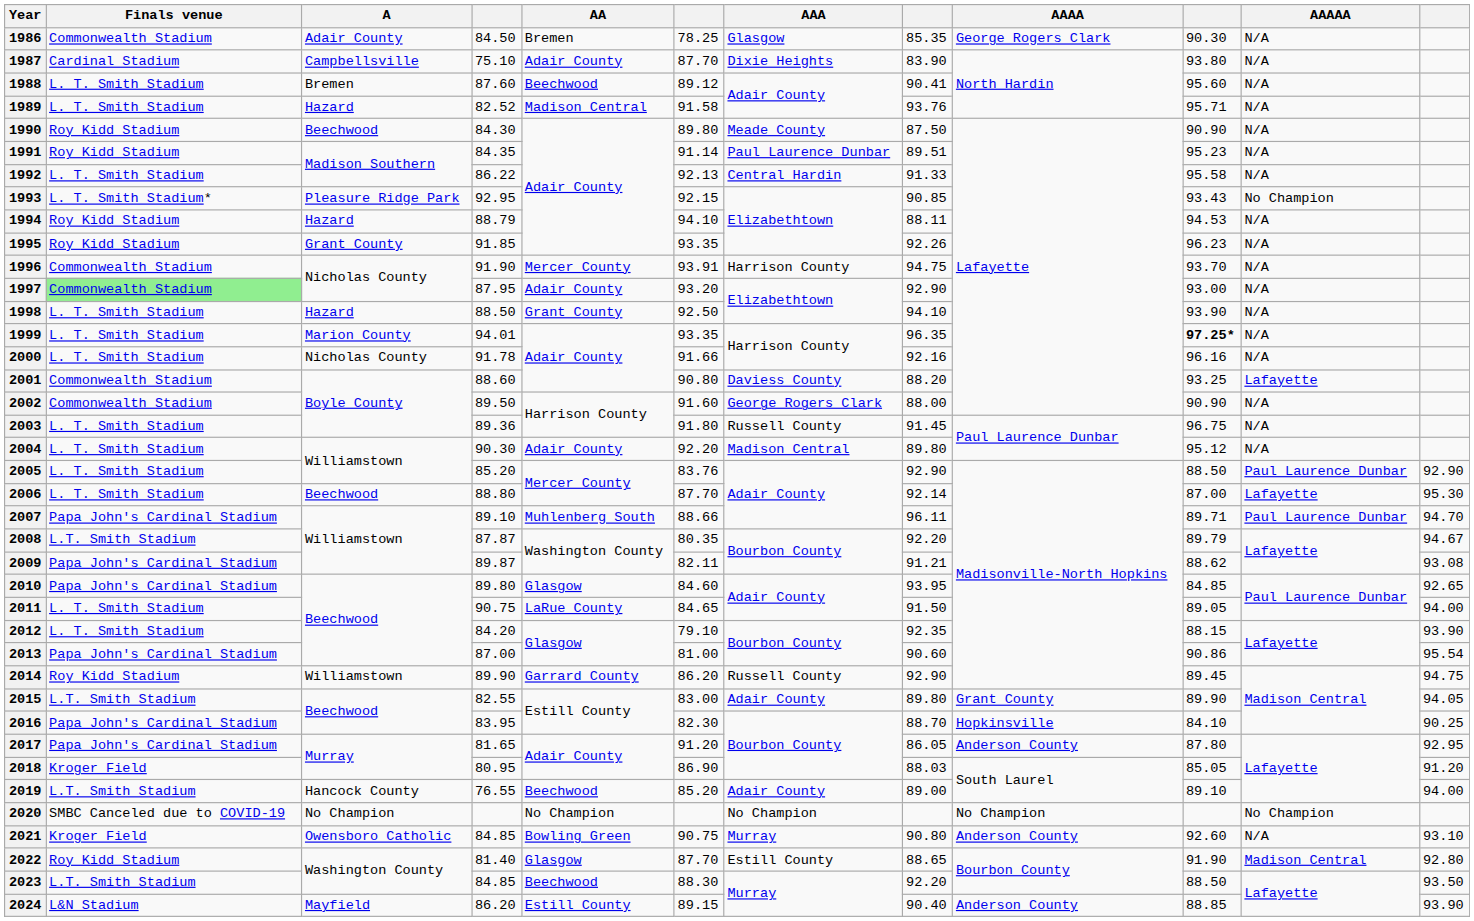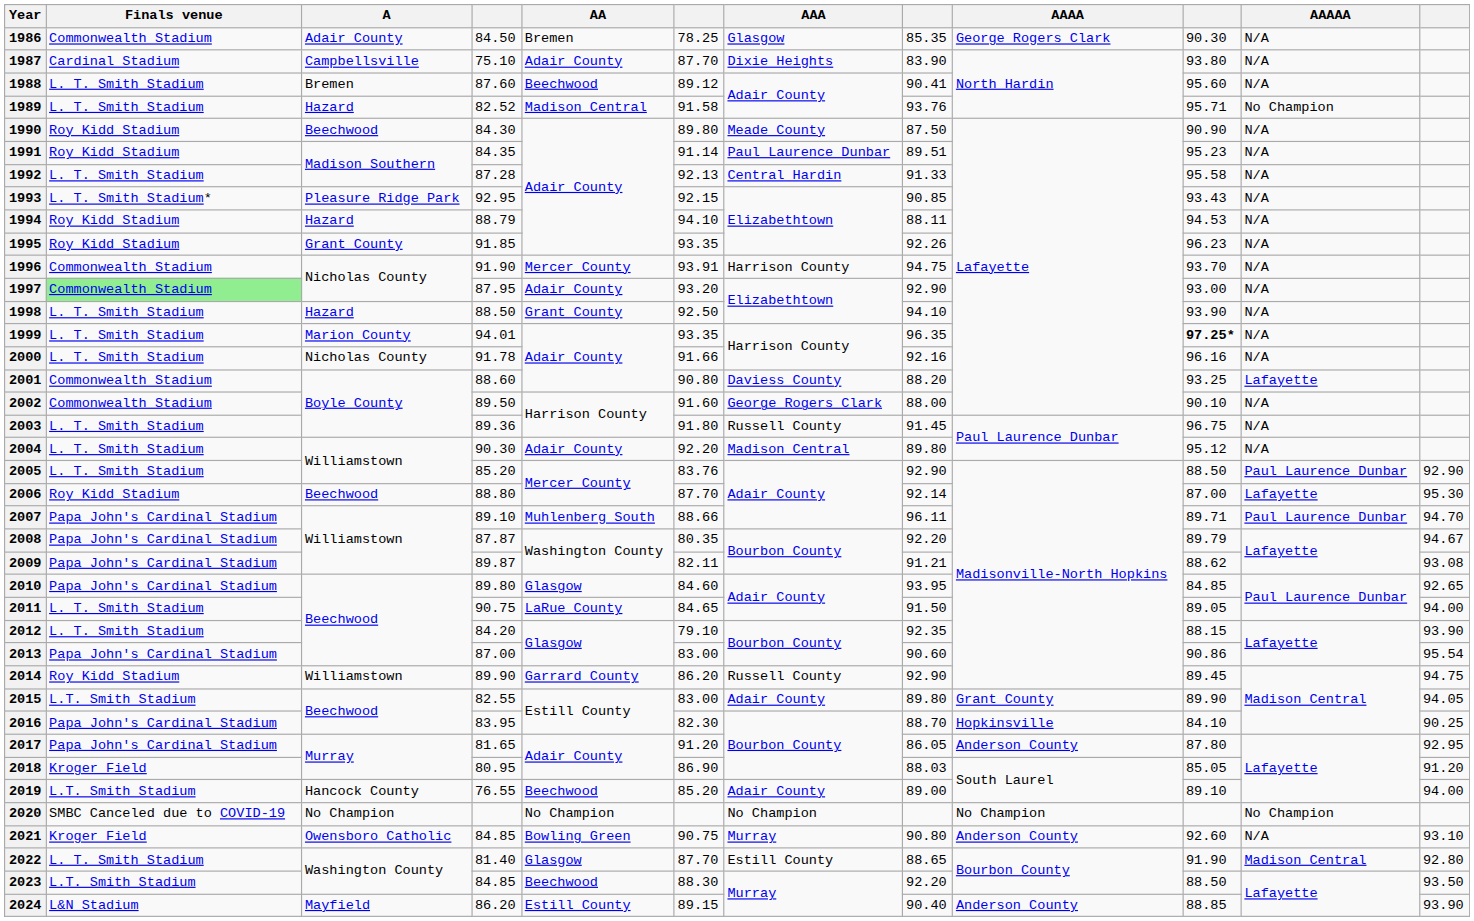(1257, 107) N/A -> (1289, 107) No Champion
(495, 175) 86.22 -> (495, 175) 87.28
(1289, 198) No Champion -> (1257, 198) N/A
(1206, 403) 90.90 -> (1206, 403) 90.10
(126, 494) L. T. Smith Stadium -> (114, 494) Roy Kidd Stadium
(122, 540) L.T. Smith Stadium -> (163, 540) Papa John's Cardinal Stadium
(698, 654) 81.00 -> (698, 654) 83.00
(114, 859) Roy Kidd Stadium -> (126, 859) L. T. Smith Stadium
